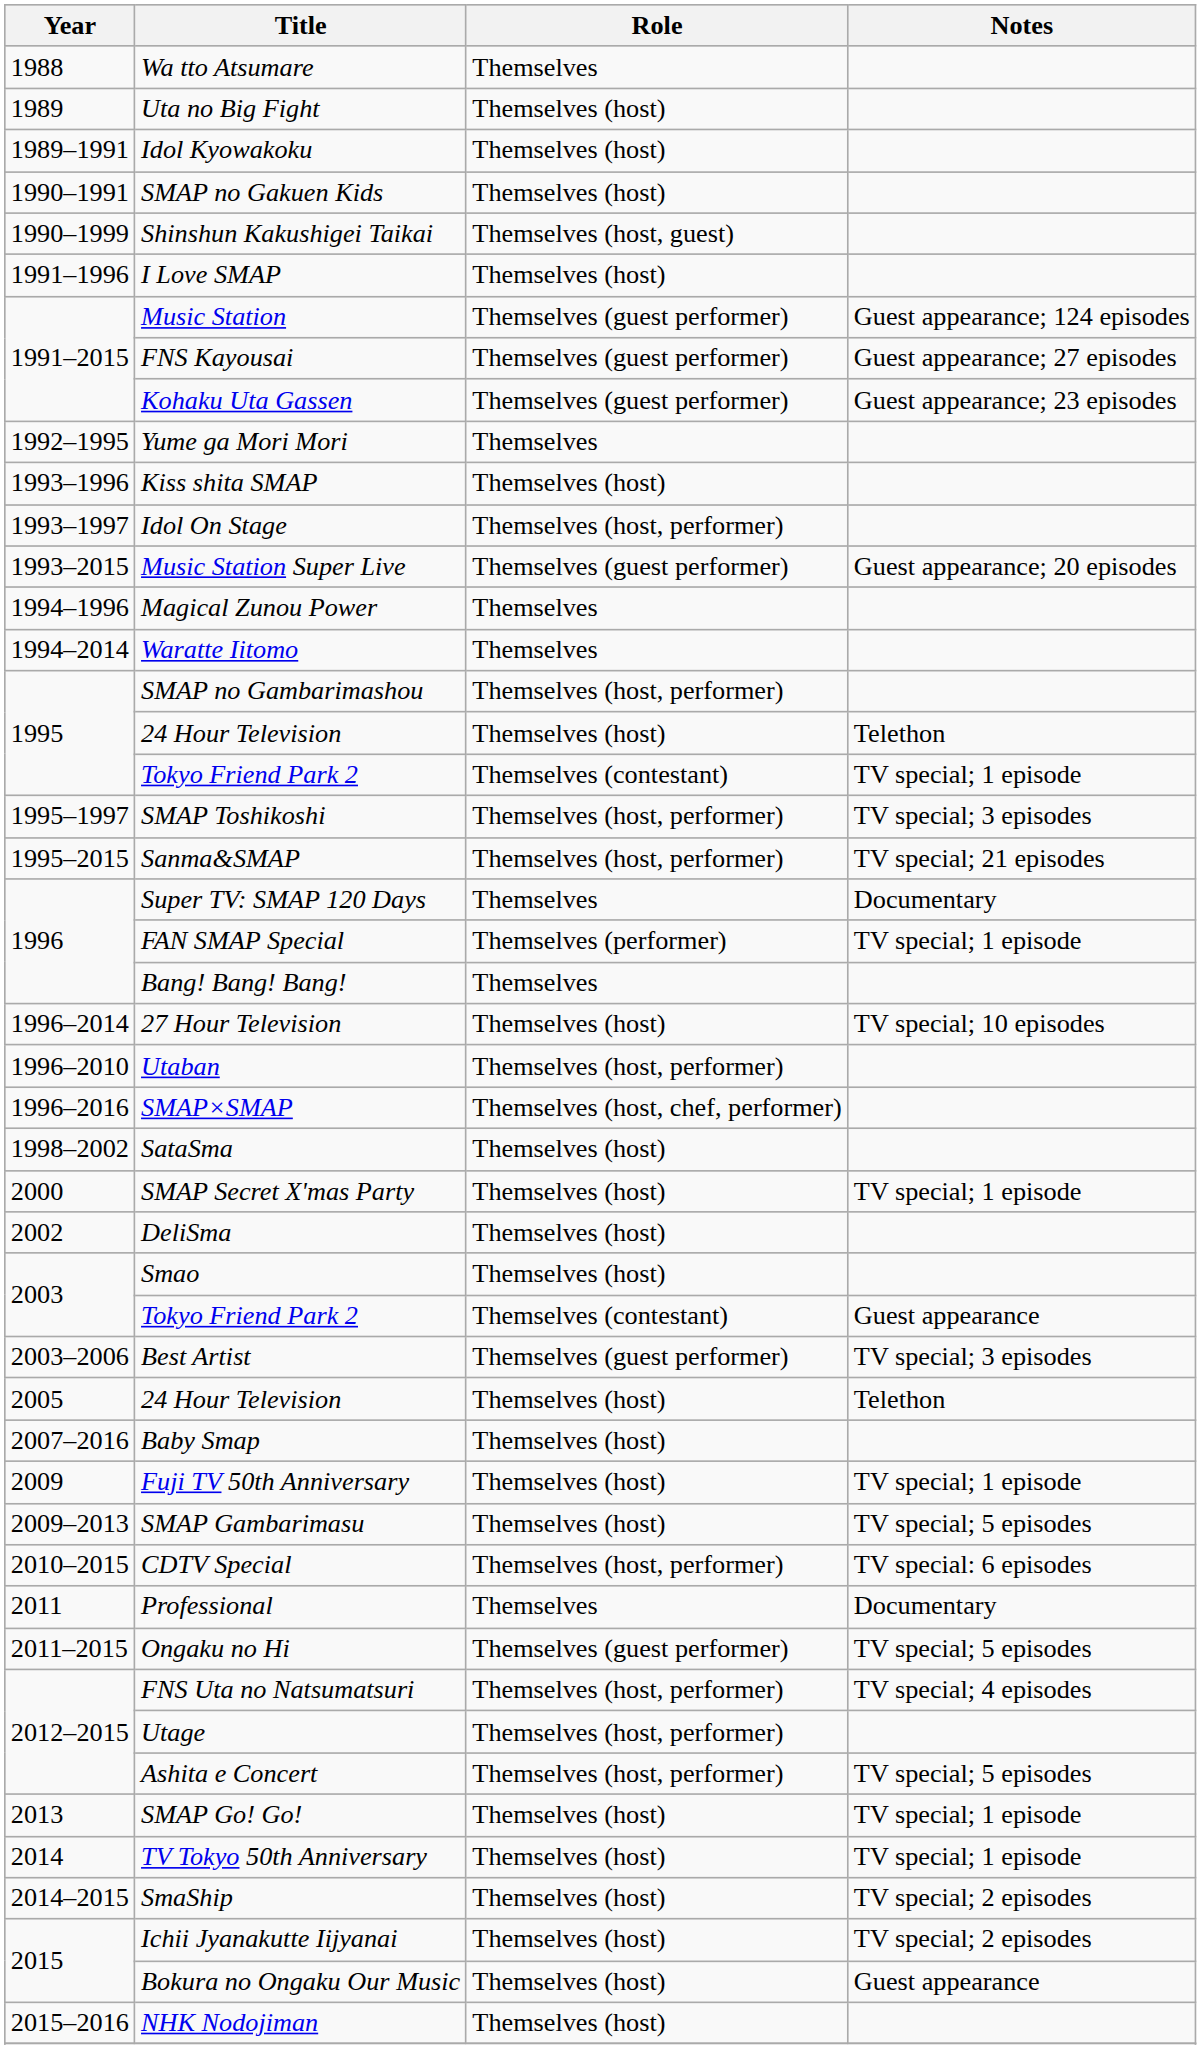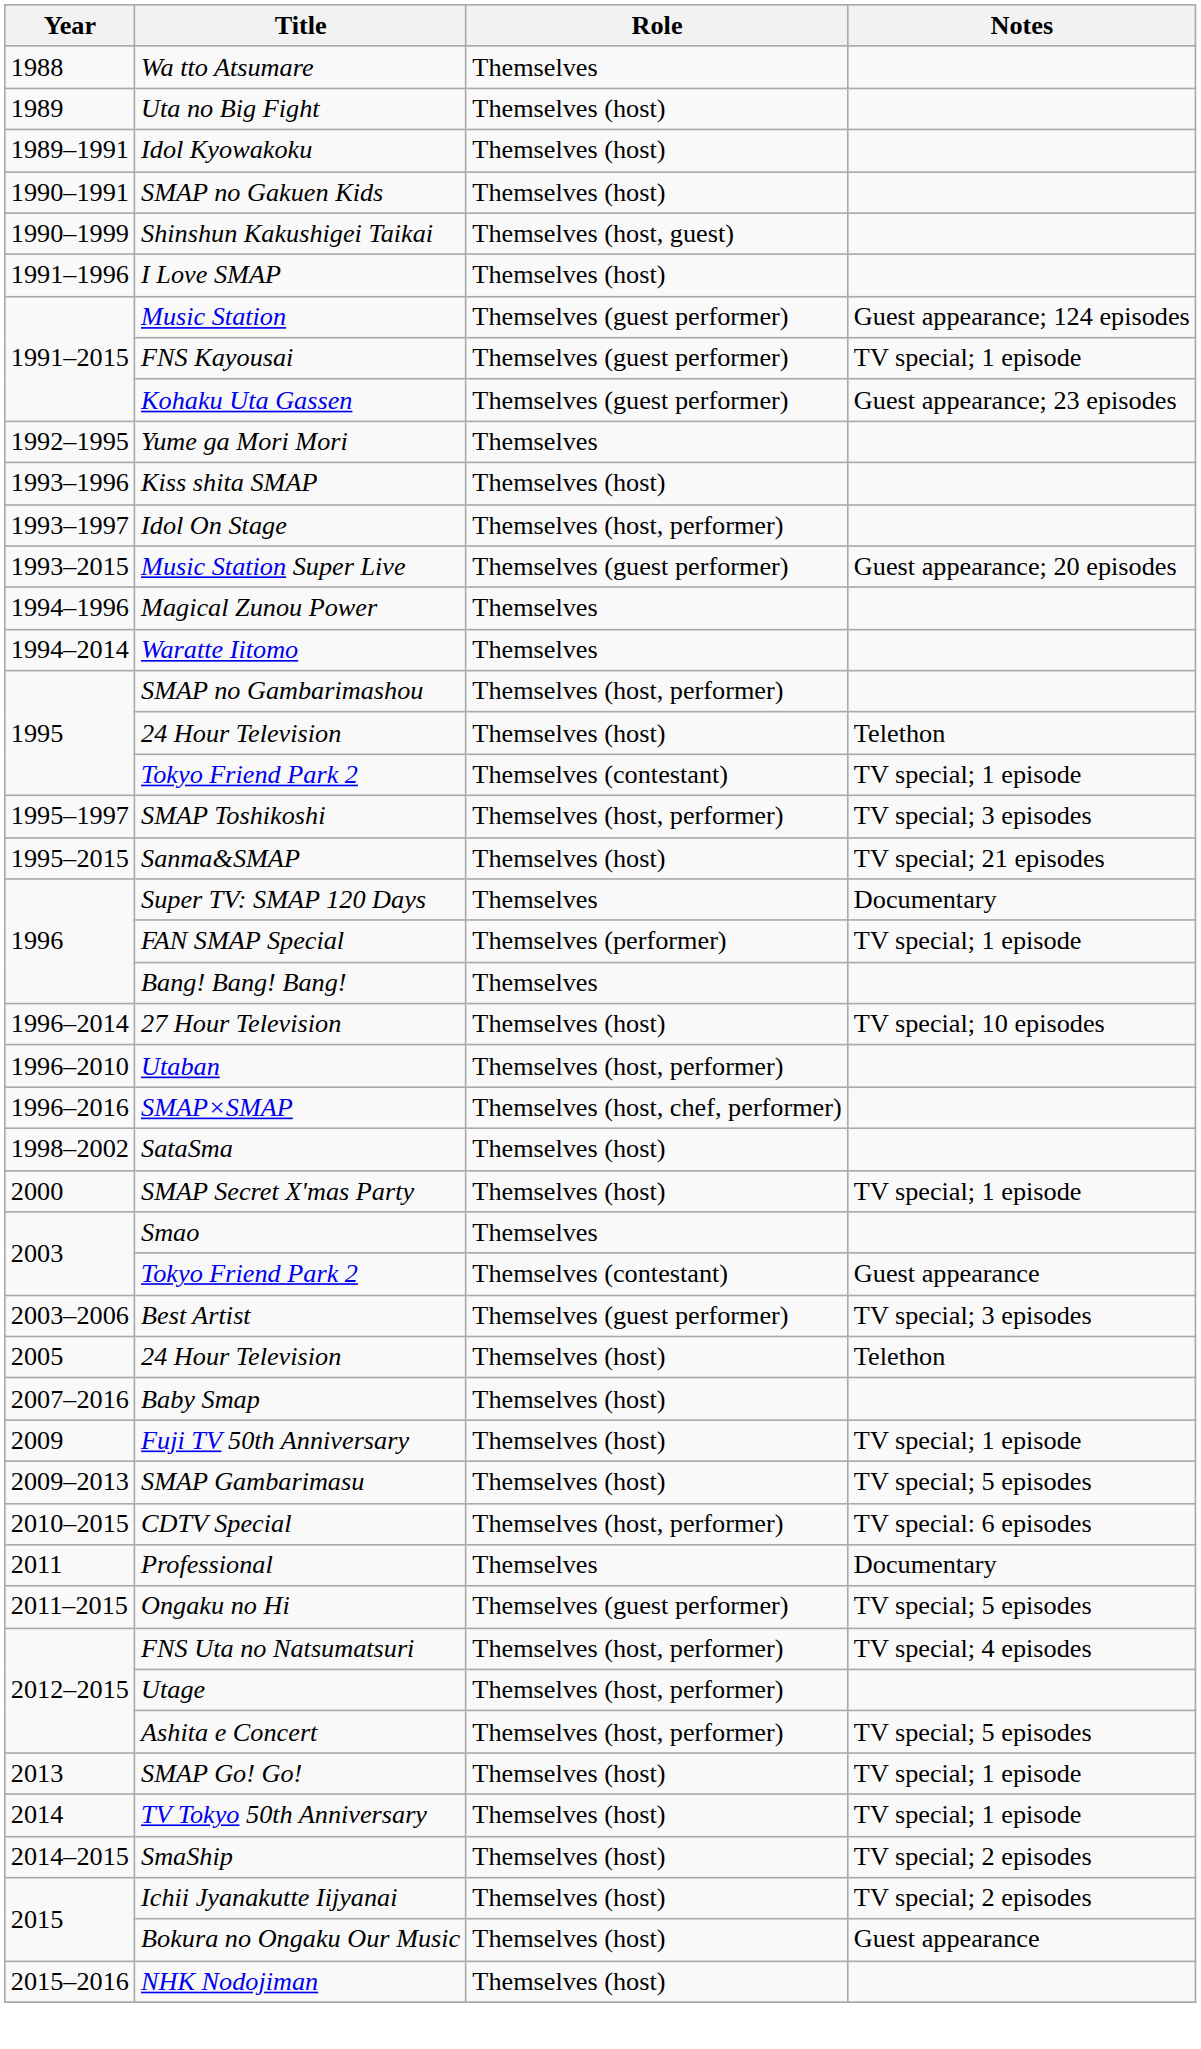(1015, 358) Guest appearance; 27 episodes -> (968, 358) TV special; 1 episode
(628, 857) Themselves (host, performer) -> (569, 857) Themselves (host)
- row: (37, 1232)
(569, 1273) Themselves (host) -> (535, 1232) Themselves
